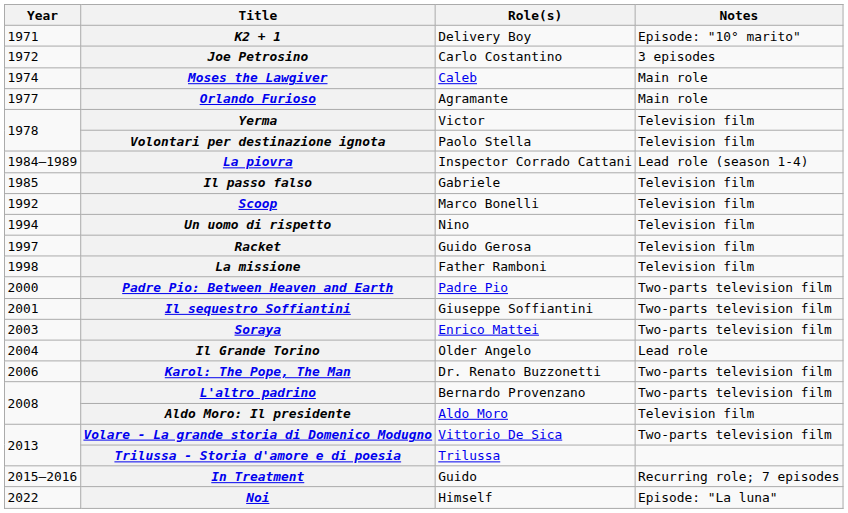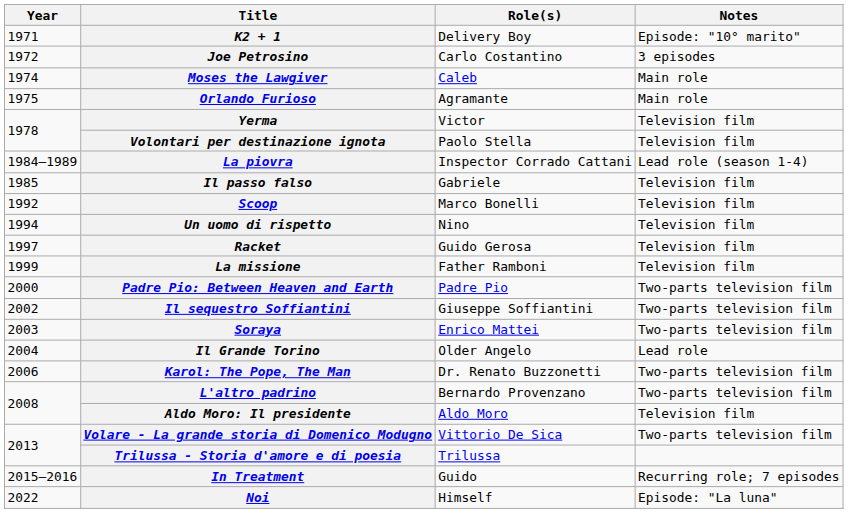(23, 99) 1977 -> (23, 99) 1975
(23, 267) 1998 -> (23, 267) 1999
(23, 309) 2001 -> (23, 309) 2002
